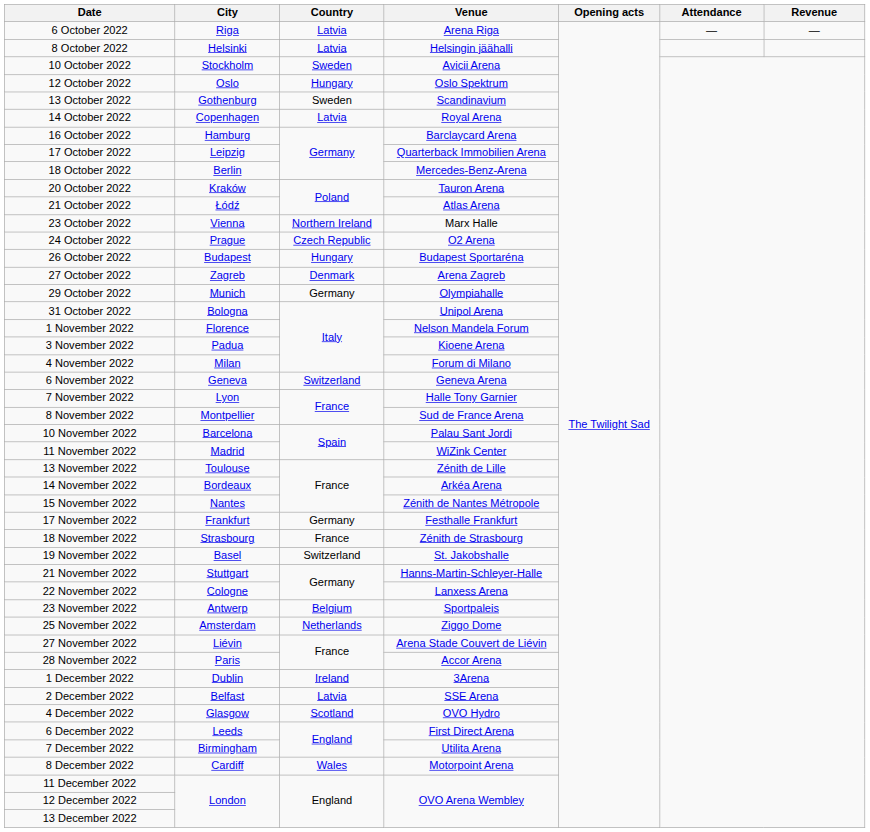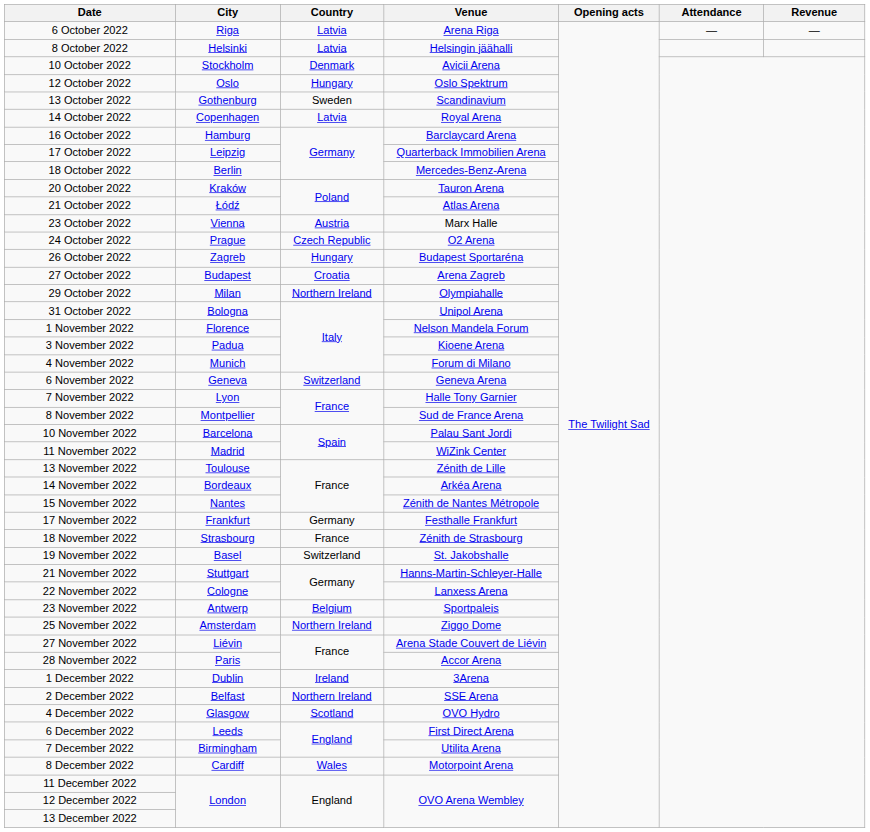(332, 65) Sweden -> (332, 65) Denmark
(332, 223) Northern Ireland -> (332, 223) Austria
(227, 258) Budapest -> (228, 258) Zagreb
(227, 275) Zagreb -> (228, 275) Budapest
(332, 275) Denmark -> (332, 275) Croatia
(227, 293) Munich -> (228, 293) Milan
(332, 293) Germany -> (332, 293) Northern Ireland
(227, 363) Milan -> (228, 363) Munich
(332, 626) Netherlands -> (332, 626) Northern Ireland
(332, 696) Latvia -> (332, 696) Northern Ireland
